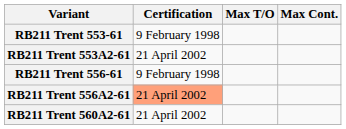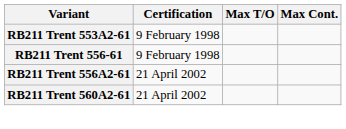- row: (69, 34)
(171, 54) 21 April 2002 -> (178, 34) 9 February 1998
(171, 94) lightsalmon background -> (171, 74) no background
